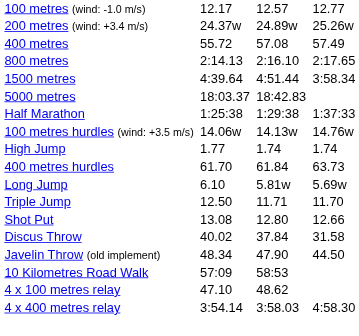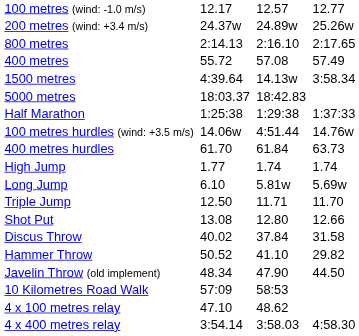rows swapped: (36, 43) <-> (36, 61)
(278, 79) 4:51.44 -> (277, 79) 14.13w
(277, 131) 14.13w -> (278, 131) 4:51.44
rows swapped: (59, 167) <-> (35, 149)
+ row: (48, 255)
